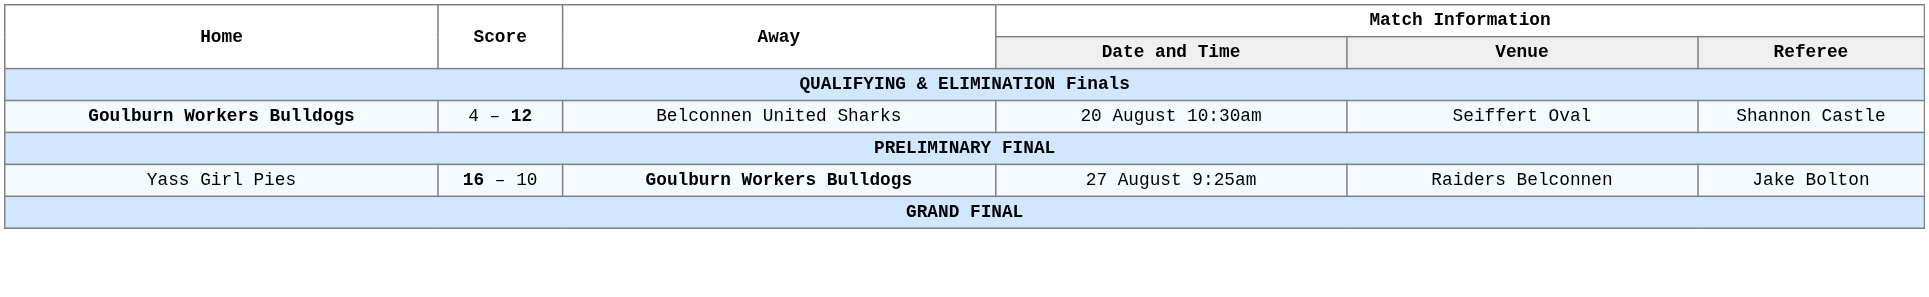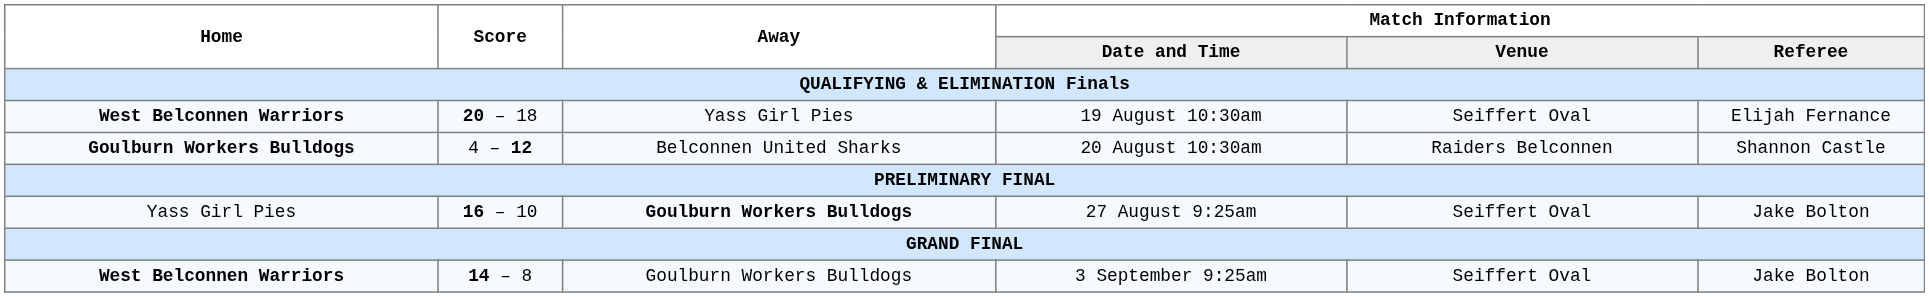+ row: (1171, 116)
(1522, 116) Seiffert Oval -> (1522, 148) Raiders Belconnen
(1522, 180) Raiders Belconnen -> (1522, 212) Seiffert Oval
+ row: (1171, 276)
